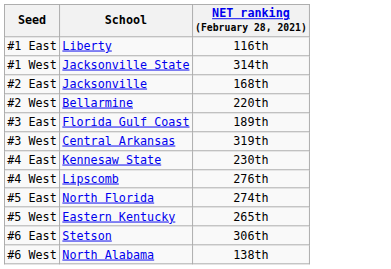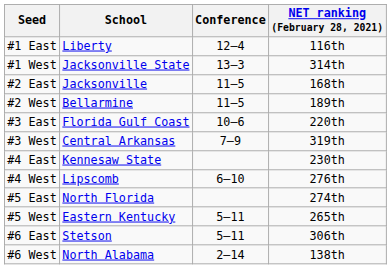+ column: (230, 21)
(251, 103) 220th -> (327, 103) 189th
(251, 122) 189th -> (327, 122) 220th
